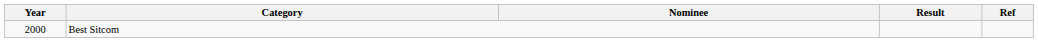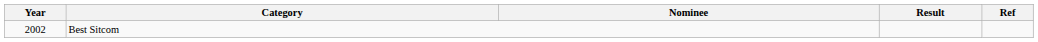(35, 29) 2000 -> (35, 29) 2002
